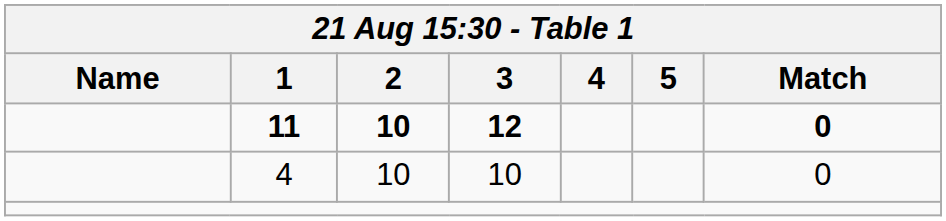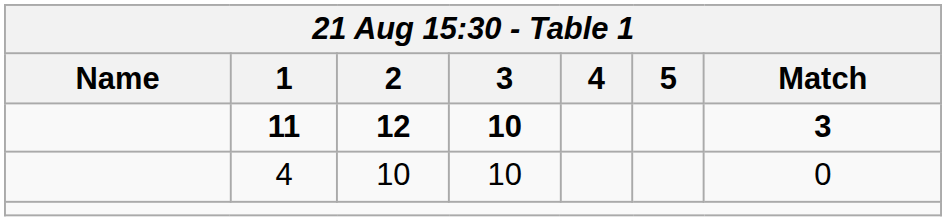(393, 126) 10 -> (393, 126) 12
(505, 126) 12 -> (505, 126) 10
(823, 126) 0 -> (823, 126) 3
